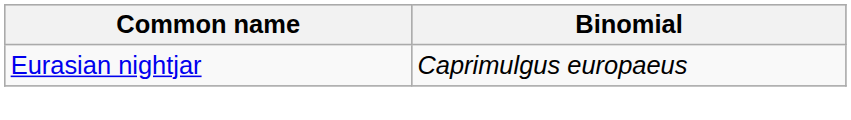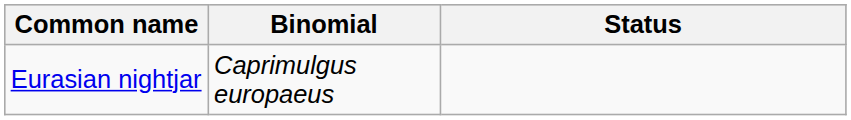+ column: (643, 24)
